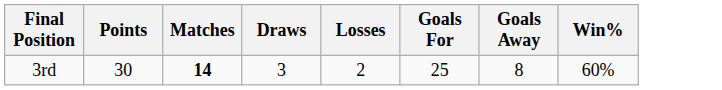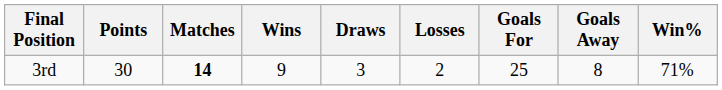+ column: (282, 30)
(598, 70) 60% -> (677, 70) 71%
